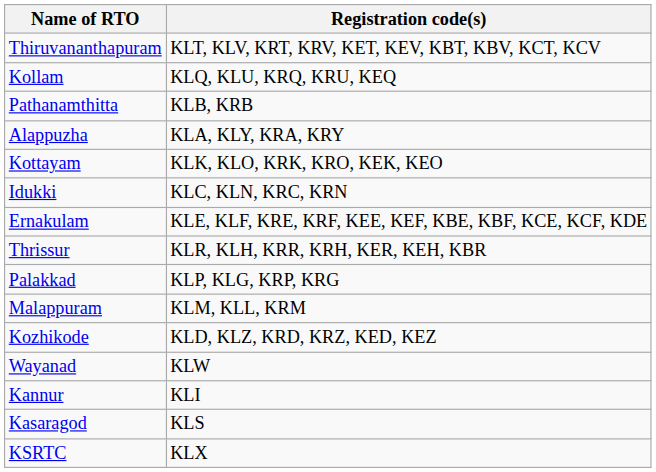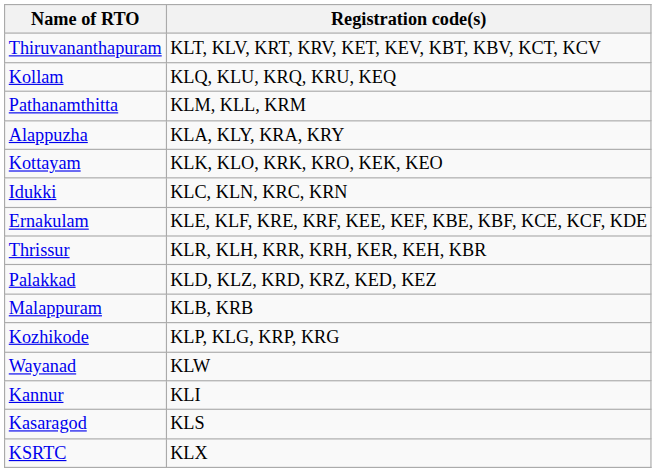(212, 105) KLB, KRB -> (238, 105) KLM, KLL, KRM
(255, 279) KLP, KLG, KRP, KRG -> (303, 279) KLD, KLZ, KRD, KRZ, KED, KEZ
(238, 308) KLM, KLL, KRM -> (212, 308) KLB, KRB
(303, 337) KLD, KLZ, KRD, KRZ, KED, KEZ -> (255, 337) KLP, KLG, KRP, KRG
